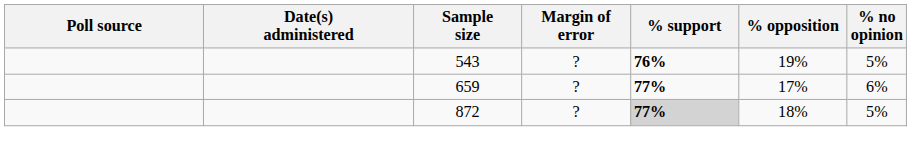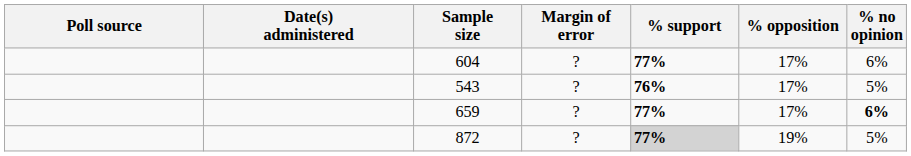+ row: (468, 61)
(793, 61) 19% -> (793, 86) 17%
(877, 86) normal -> (877, 112) bold
(793, 112) 18% -> (793, 138) 19%
